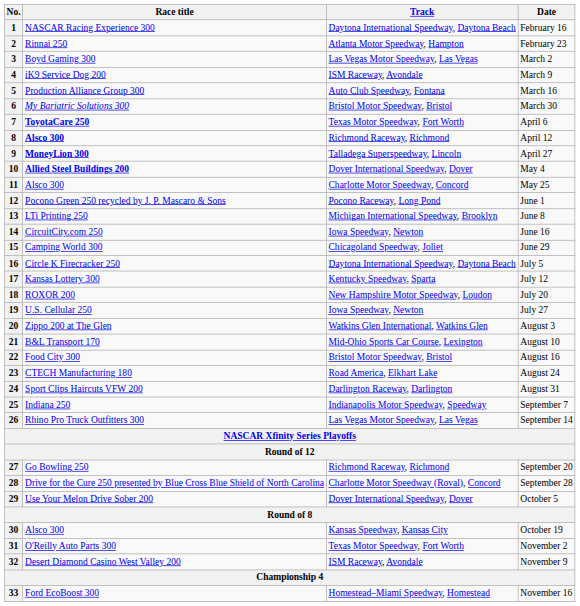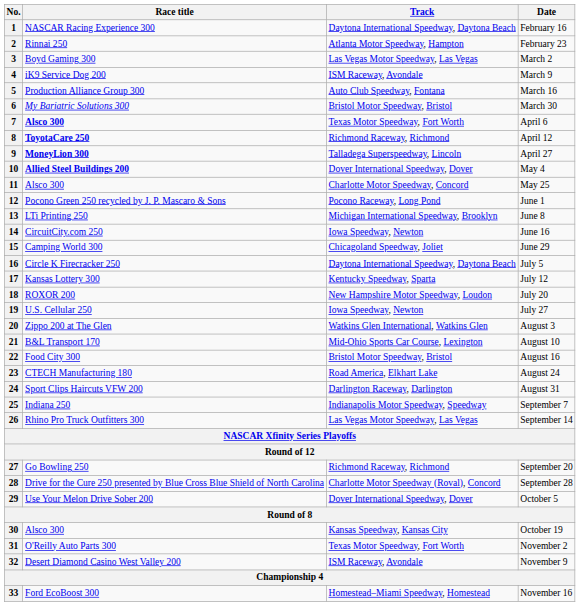(57, 121) ToyotaCare 250 -> (45, 121) Alsco 300
(45, 137) Alsco 300 -> (57, 137) ToyotaCare 250
